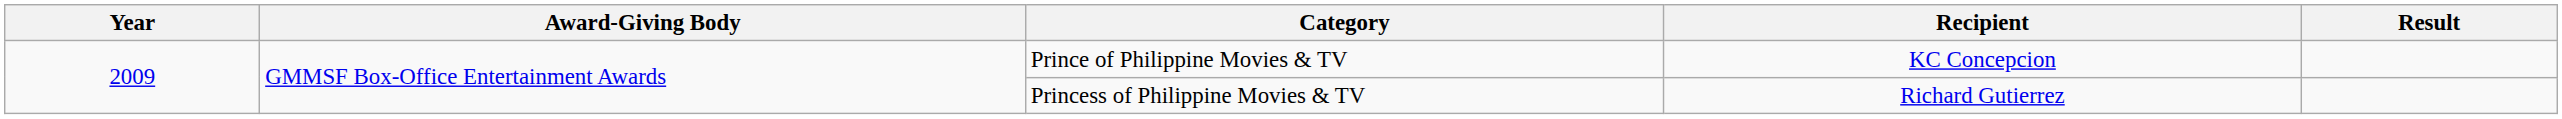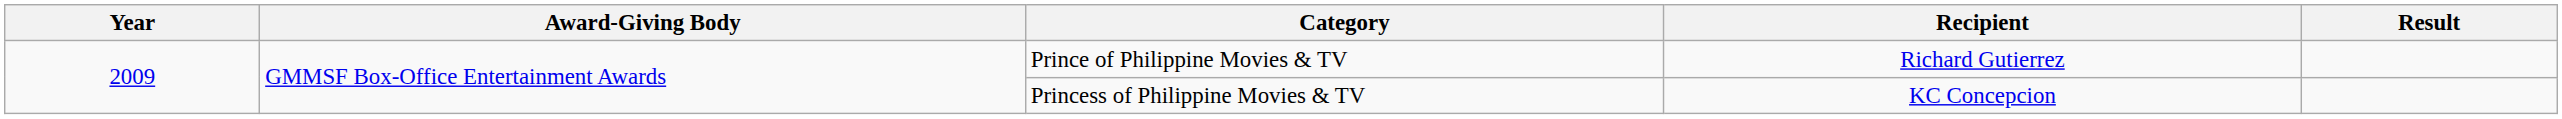(1982, 58) KC Concepcion -> (1982, 58) Richard Gutierrez
(1982, 95) Richard Gutierrez -> (1982, 95) KC Concepcion
